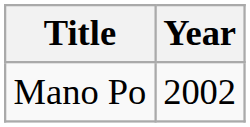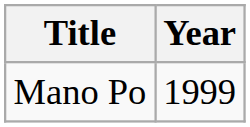(200, 91) 2002 -> (200, 91) 1999
